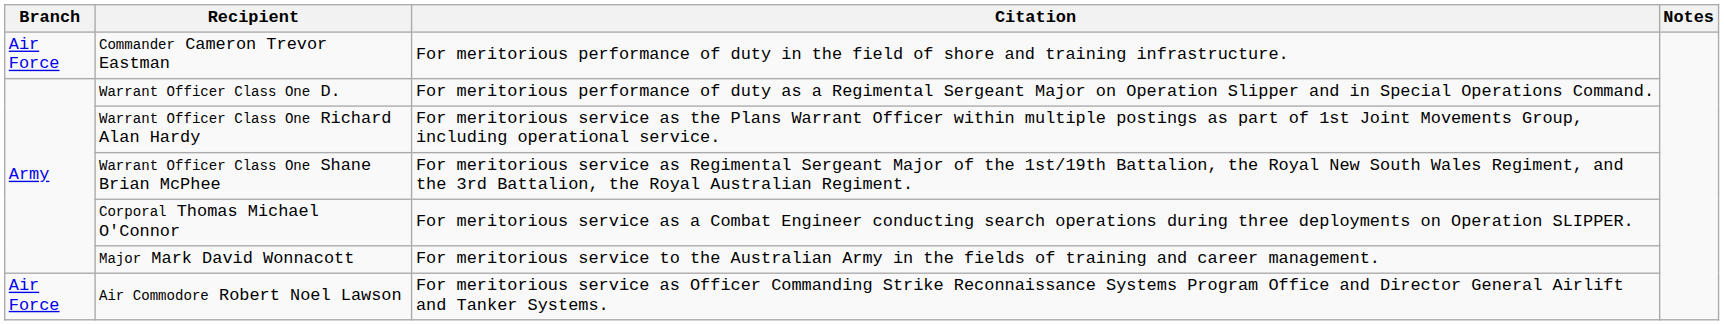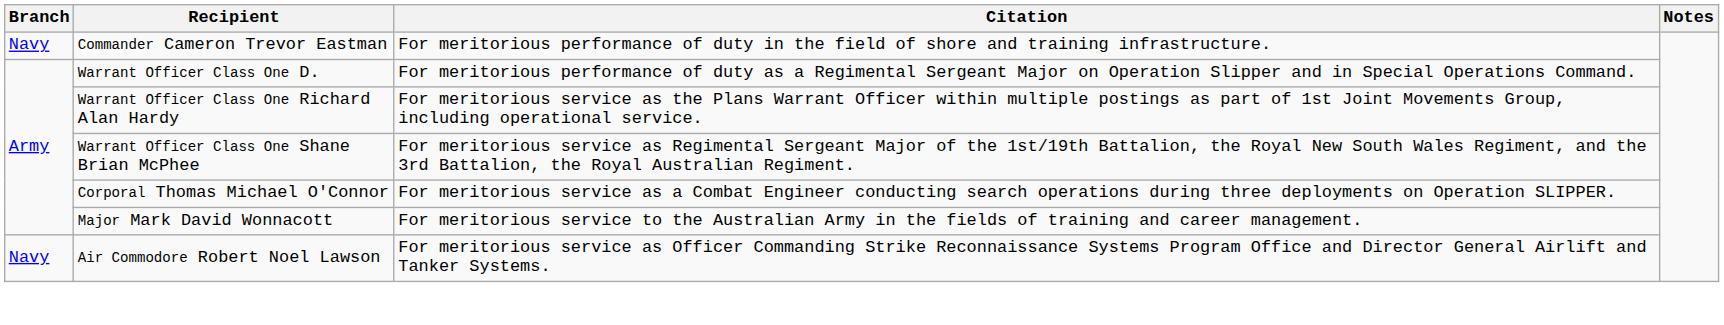(34, 56) Air Force -> (29, 46) Navy
(34, 296) Air Force -> (29, 258) Navy
